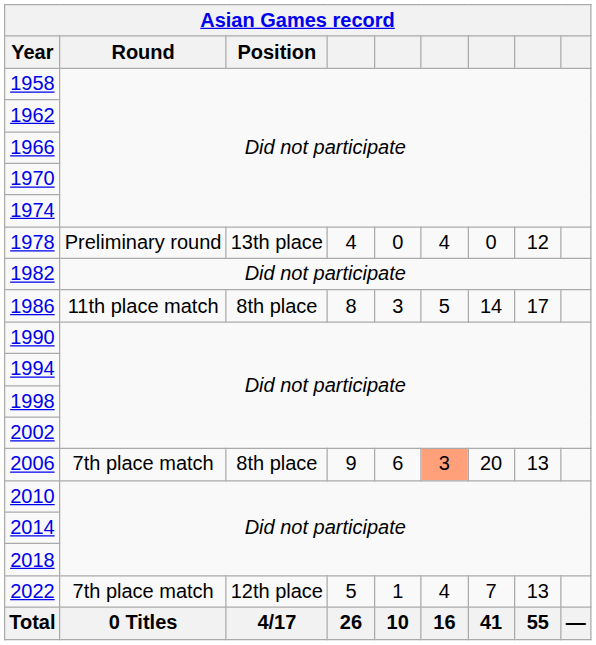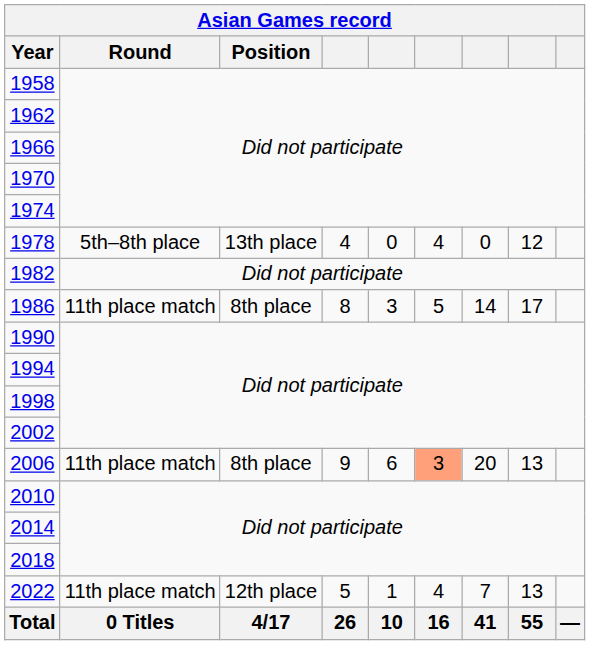(143, 242) Preliminary round -> (140, 242) 5th–8th place
(143, 464) 7th place match -> (140, 464) 11th place match
(143, 591) 7th place match -> (140, 591) 11th place match
